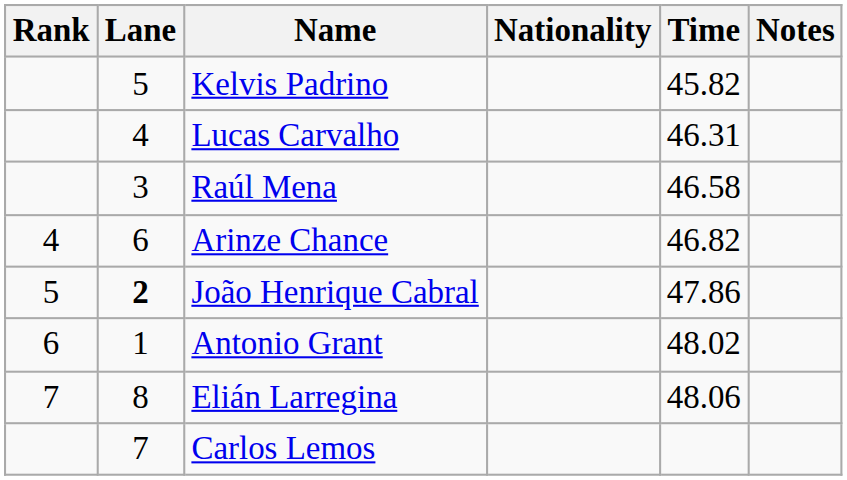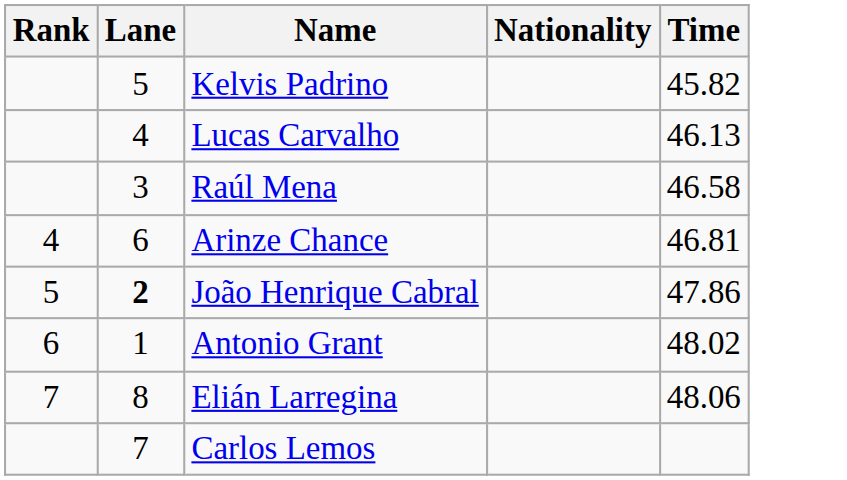- column: (795, 30)
(704, 135) 46.31 -> (704, 135) 46.13
(704, 239) 46.82 -> (704, 239) 46.81
